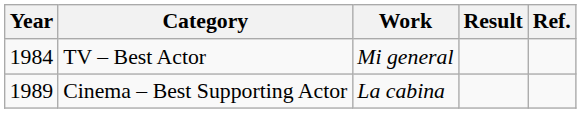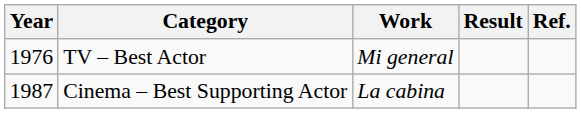(31, 56) 1984 -> (31, 56) 1976
(31, 90) 1989 -> (31, 90) 1987
